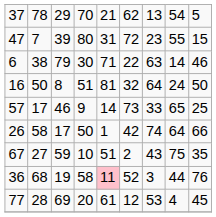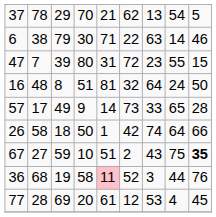rows swapped: (13, 62) <-> (17, 39)
(39, 85) 50 -> (39, 85) 48
(62, 108) 46 -> (62, 108) 49
(200, 108) 25 -> (200, 108) 28
(62, 131) 17 -> (62, 131) 18
(200, 154) normal -> (200, 154) bold
